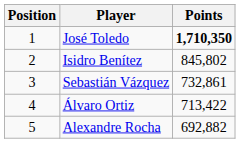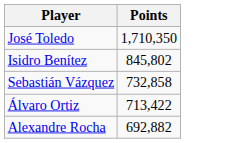- column: (32, 15)
(204, 37) bold -> (149, 37) normal
(204, 82) 732,861 -> (149, 82) 732,858
